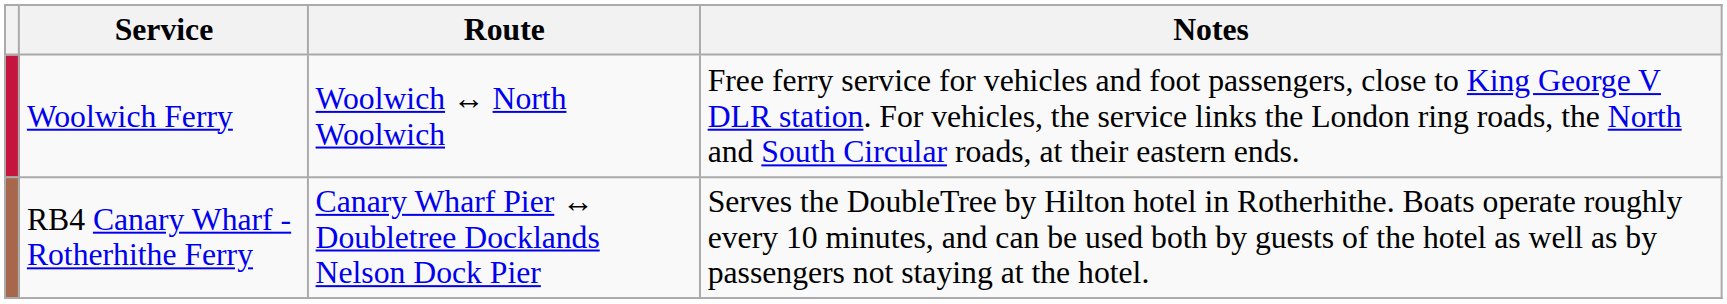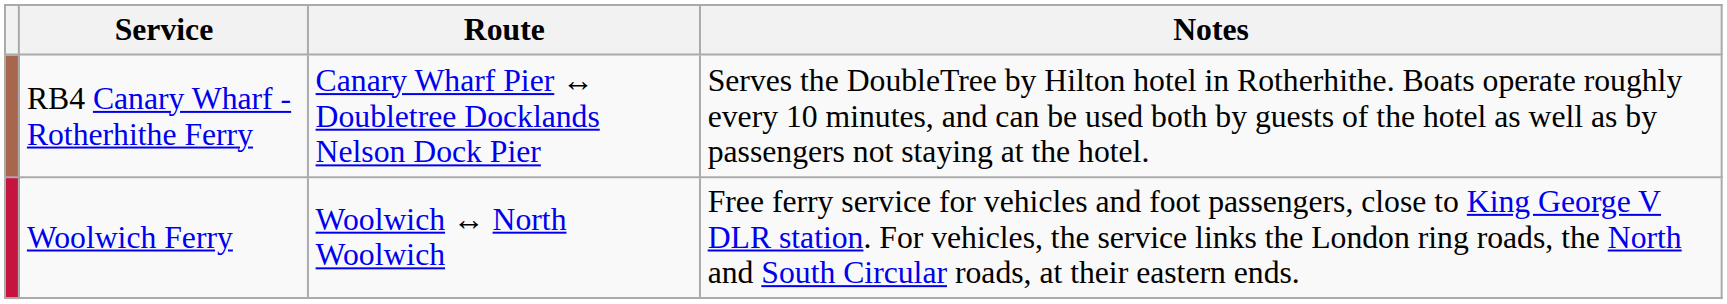rows swapped: (159, 237) <-> (130, 115)
